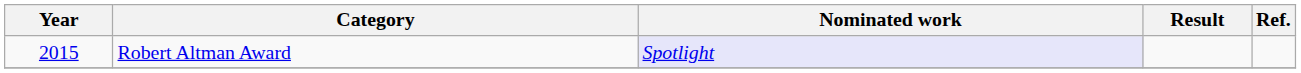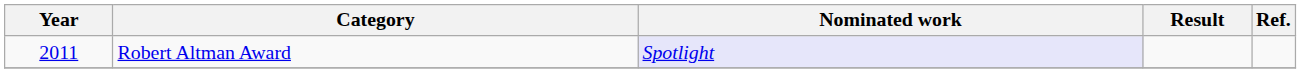(59, 51) 2015 -> (59, 51) 2011
